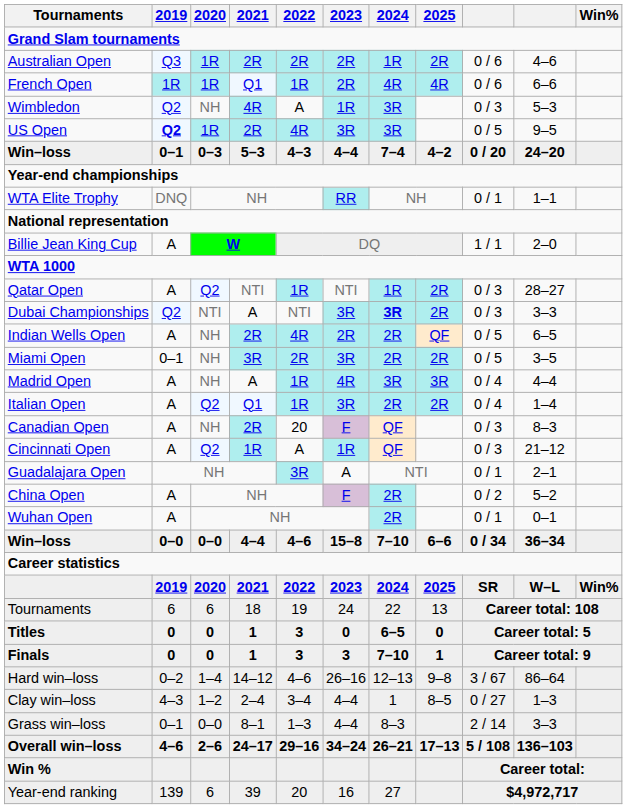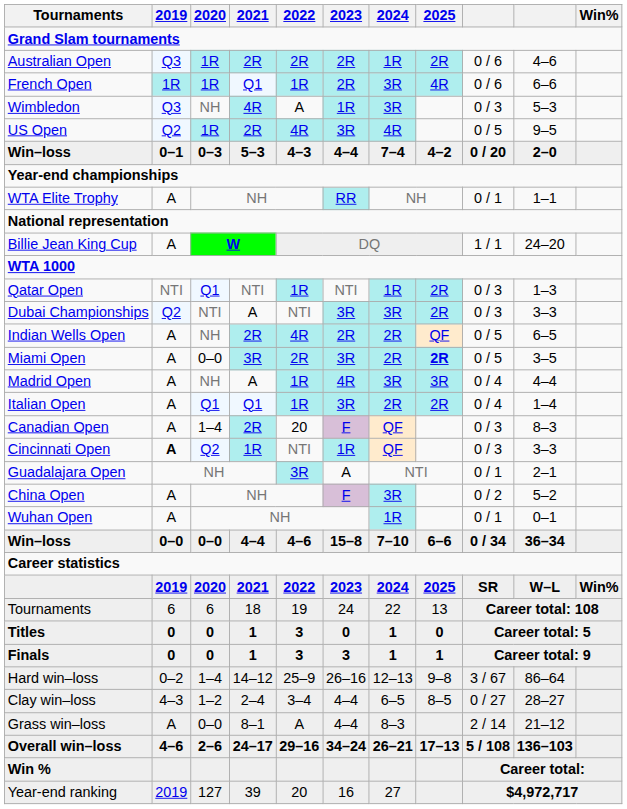(393, 84) 4R -> (393, 84) 3R
(171, 107) Q2 -> (171, 107) Q3
(171, 130) bold -> (171, 130) normal
(393, 130) 3R -> (393, 130) 4R
(545, 152) 24–20 -> (545, 152) 2–0
(171, 198) DNQ -> (171, 198) A
(545, 244) 2–0 -> (545, 244) 24–20
(171, 289) A -> (171, 289) NTI
(210, 289) Q2 -> (210, 289) Q1
(545, 289) 28–27 -> (545, 289) 1–3
(393, 312) bold -> (393, 312) normal
(171, 358) 0–1 -> (171, 358) A
(210, 358) NH -> (210, 358) 0–0
(439, 358) normal -> (439, 358) bold
(210, 404) Q2 -> (210, 404) Q1
(210, 426) NH -> (210, 426) 1–4
(171, 449) normal -> (171, 449) bold
(299, 449) A -> (299, 449) NTI
(545, 449) 21–12 -> (545, 449) 3–3
(393, 495) 2R -> (393, 495) 3R
(393, 518) 2R -> (393, 518) 1R
(393, 632) 6–5 -> (393, 632) 1
(393, 655) 7–10 -> (393, 655) 1
(299, 678) 4–6 -> (299, 678) 25–9
(393, 701) 1 -> (393, 701) 6–5
(545, 701) 1–3 -> (545, 701) 28–27
(171, 723) 0–1 -> (171, 723) A
(299, 723) 1–3 -> (299, 723) A
(545, 723) 3–3 -> (545, 723) 21–12
(171, 792) 139 -> (171, 792) 2019
(210, 792) 6 -> (210, 792) 127
